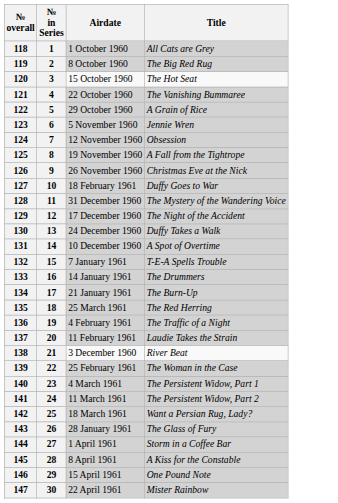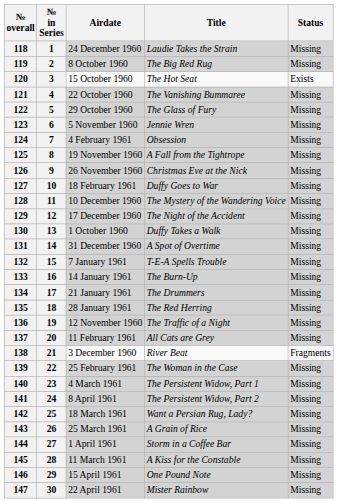+ column: (310, 22)
(98, 48) 1 October 1960 -> (105, 48) 24 December 1960
(180, 48) All Cats are Grey -> (192, 48) Laudie Takes the Strain
(177, 109) A Grain of Rice -> (181, 109) The Glass of Fury
(105, 140) 12 November 1960 -> (100, 140) 4 February 1961
(105, 201) 31 December 1960 -> (105, 201) 10 December 1960
(105, 231) 24 December 1960 -> (98, 231) 1 October 1960
(105, 246) 10 December 1960 -> (105, 246) 31 December 1960
(176, 277) The Drummers -> (172, 277) The Burn-Up
(172, 292) The Burn-Up -> (176, 292) The Drummers
(97, 307) 25 March 1961 -> (100, 307) 28 January 1961
(100, 322) 4 February 1961 -> (105, 322) 12 November 1960
(192, 338) Laudie Takes the Strain -> (180, 338) All Cats are Grey
(97, 399) 11 March 1961 -> (92, 399) 8 April 1961
(100, 429) 28 January 1961 -> (97, 429) 25 March 1961
(181, 429) The Glass of Fury -> (177, 429) A Grain of Rice
(92, 460) 8 April 1961 -> (97, 460) 11 March 1961
